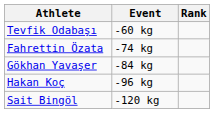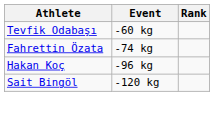- row: (52, 65)
